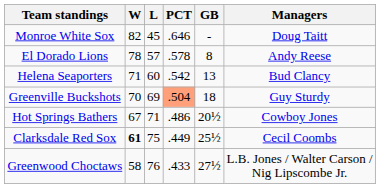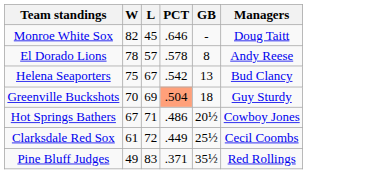(135, 76) 71 -> (132, 76) 75
(154, 76) 60 -> (151, 76) 67
(135, 138) bold -> (132, 138) normal
(154, 138) 75 -> (151, 138) 72
- row: (65, 165)
+ row: (63, 158)
